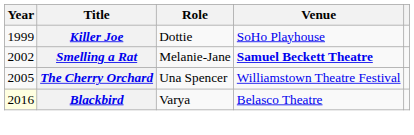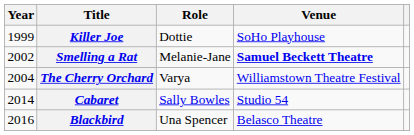(21, 78) 2005 -> (21, 78) 2004
(193, 78) Una Spencer -> (175, 78) Varya
+ row: (97, 99)
(21, 99) lightyellow background -> (21, 120) no background
(175, 99) Varya -> (193, 120) Una Spencer
